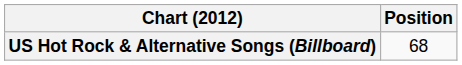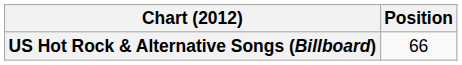(419, 45) 68 -> (419, 45) 66
